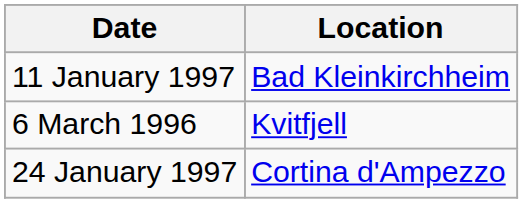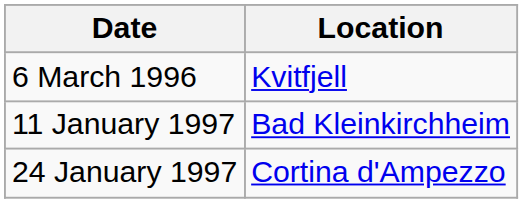rows swapped: (104, 124) <-> (123, 76)
